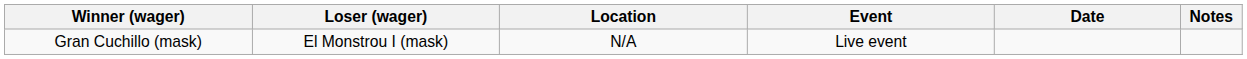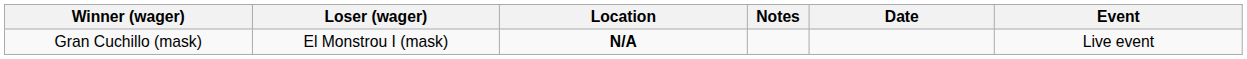columns swapped: (871, 16) <-> (1211, 16)
(623, 41) normal -> (623, 41) bold
